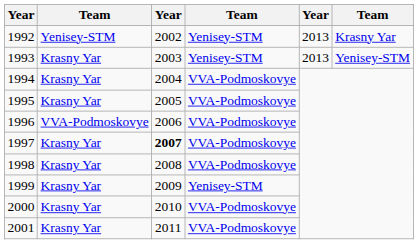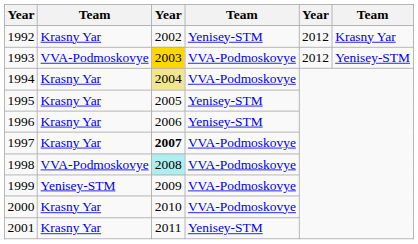(78, 36) Yenisey-STM -> (71, 36) Krasny Yar
(316, 36) 2013 -> (316, 36) 2012
(71, 57) Krasny Yar -> (95, 57) VVA-Podmoskovye
(168, 57) no background -> (168, 57) gold background
(225, 57) Yenisey-STM -> (242, 57) VVA-Podmoskovye
(316, 57) 2013 -> (316, 57) 2012
(168, 79) no background -> (168, 79) khaki background
(242, 100) VVA-Podmoskovye -> (225, 100) Yenisey-STM
(95, 121) VVA-Podmoskovye -> (71, 121) Krasny Yar
(242, 121) VVA-Podmoskovye -> (225, 121) Yenisey-STM
(71, 164) Krasny Yar -> (95, 164) VVA-Podmoskovye
(168, 164) no background -> (168, 164) paleturquoise background
(71, 185) Krasny Yar -> (78, 185) Yenisey-STM
(225, 185) Yenisey-STM -> (242, 185) VVA-Podmoskovye
(242, 228) VVA-Podmoskovye -> (225, 228) Yenisey-STM
